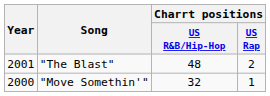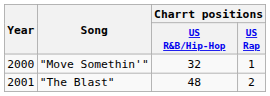rows swapped: (94, 82) <-> (77, 64)
